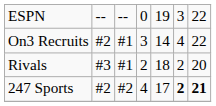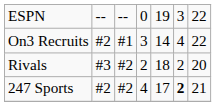(125, 64) #1 -> (125, 64) #2
(199, 88) bold -> (199, 88) normal
